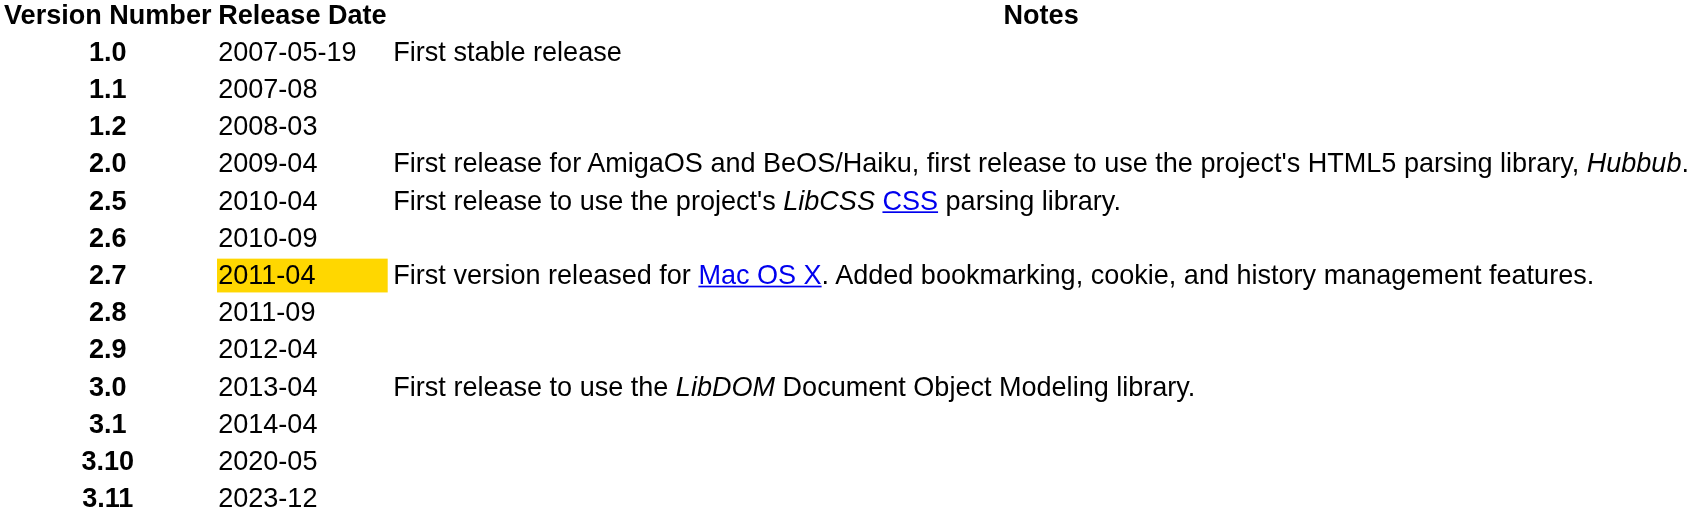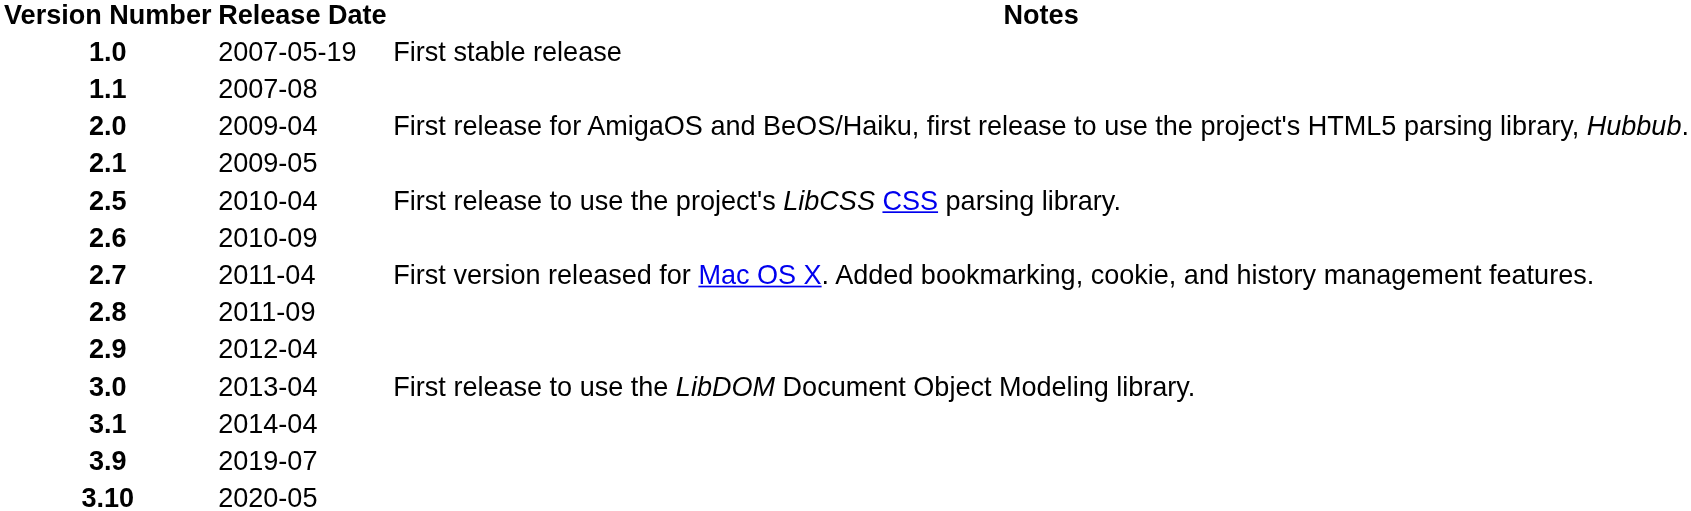- row: (108, 126)
+ row: (108, 163)
(267, 275) gold background -> (267, 275) no background
+ row: (108, 461)
- row: (108, 498)
